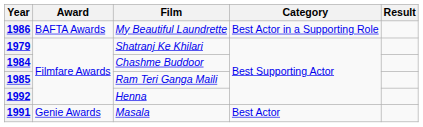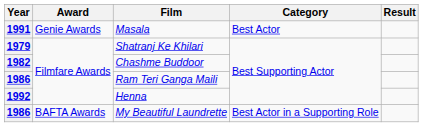rows swapped: (171, 29) <-> (133, 113)
(19, 63) 1984 -> (19, 63) 1982
(19, 79) 1985 -> (19, 79) 1986
